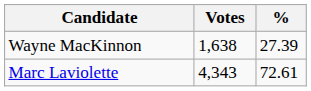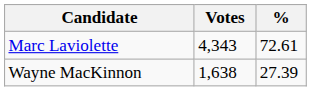rows swapped: (63, 72) <-> (75, 45)
